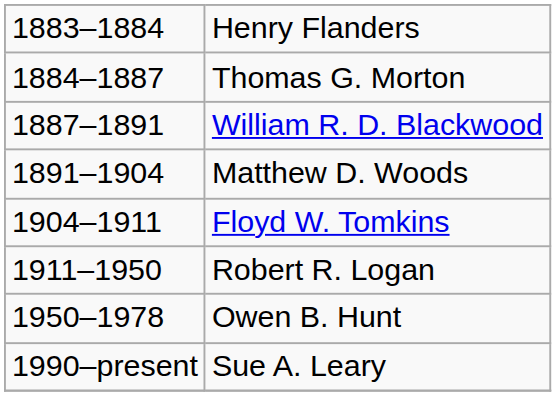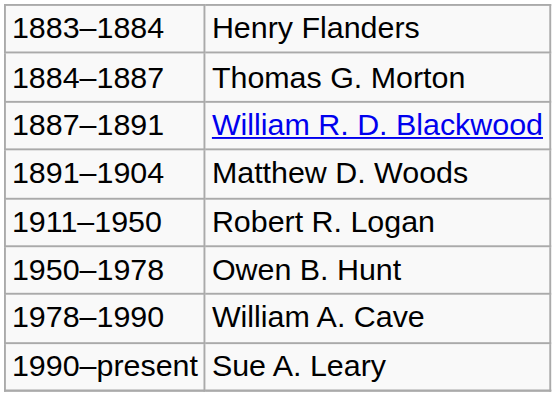- row: (331, 221)
+ row: (318, 317)
